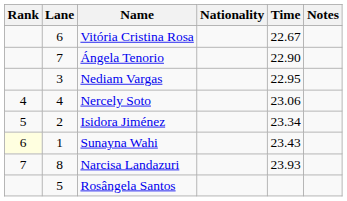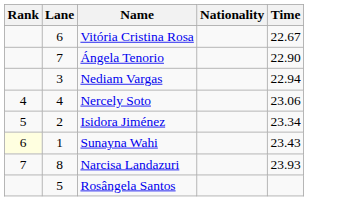- column: (323, 15)
(286, 79) 22.95 -> (286, 79) 22.94
